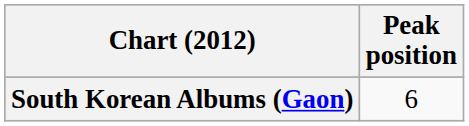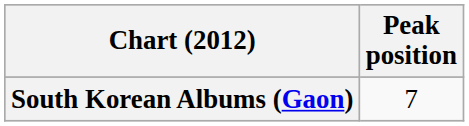(411, 98) 6 -> (411, 98) 7
